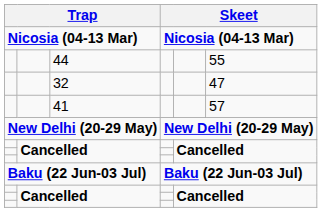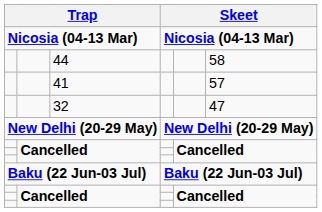(217, 60) 55 -> (217, 60) 58
rows swapped: (33, 106) <-> (33, 83)
